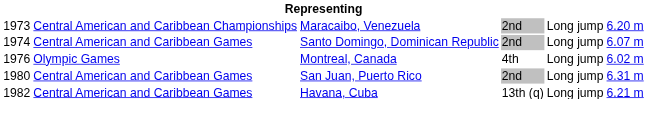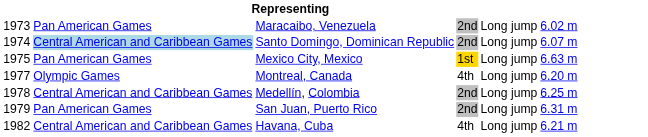(165, 25) Central American and Caribbean Championships -> (93, 25) Pan American Games
(625, 25) 6.20 m -> (559, 25) 6.02 m
(143, 42) no background -> (143, 42) lightblue background
+ row: (309, 59)
(17, 59) 1976 -> (17, 76) 1977
(625, 59) 6.02 m -> (559, 76) 6.20 m
+ row: (307, 92)
(17, 76) 1980 -> (17, 109) 1979
(143, 76) Central American and Caribbean Games -> (93, 109) Pan American Games
(523, 92) 13th (q) -> (466, 126) 4th
